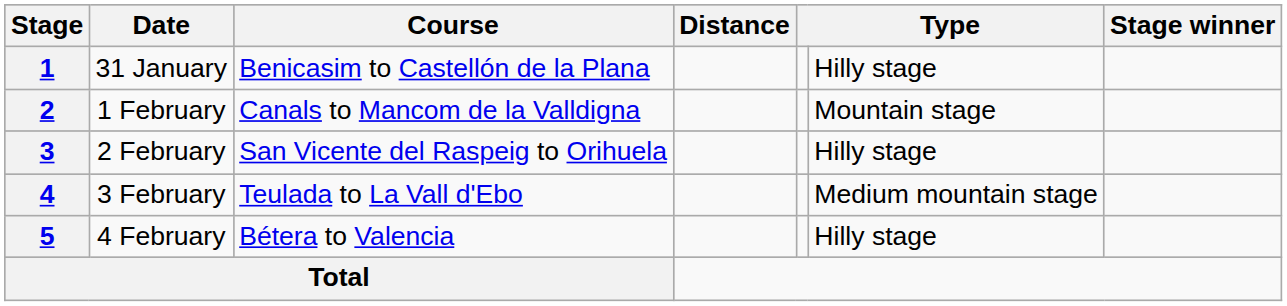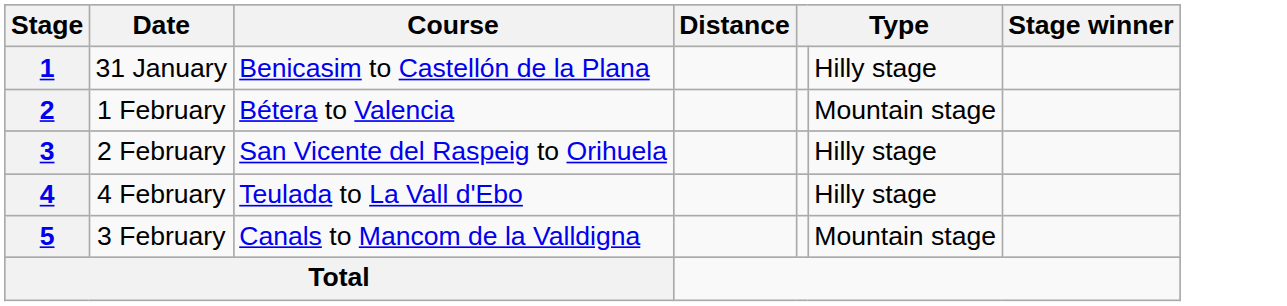(440, 109) Canals to Mancom de la Valldigna -> (347, 109) Bétera to Valencia
(161, 194) 3 February -> (161, 194) 4 February
(956, 194) Medium mountain stage -> (876, 194) Hilly stage
(161, 236) 4 February -> (161, 236) 3 February
(347, 236) Bétera to Valencia -> (440, 236) Canals to Mancom de la Valldigna
(876, 236) Hilly stage -> (905, 236) Mountain stage
